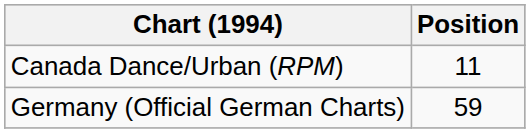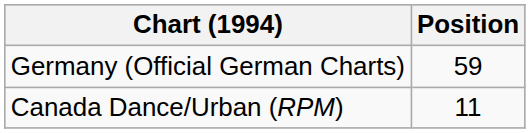rows swapped: (177, 66) <-> (208, 107)
